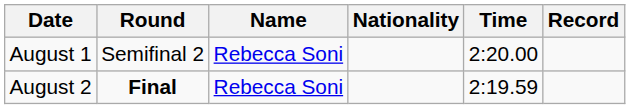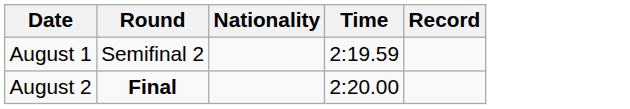- column: (278, 20)
(503, 53) 2:20.00 -> (364, 53) 2:19.59
(503, 86) 2:19.59 -> (364, 86) 2:20.00
